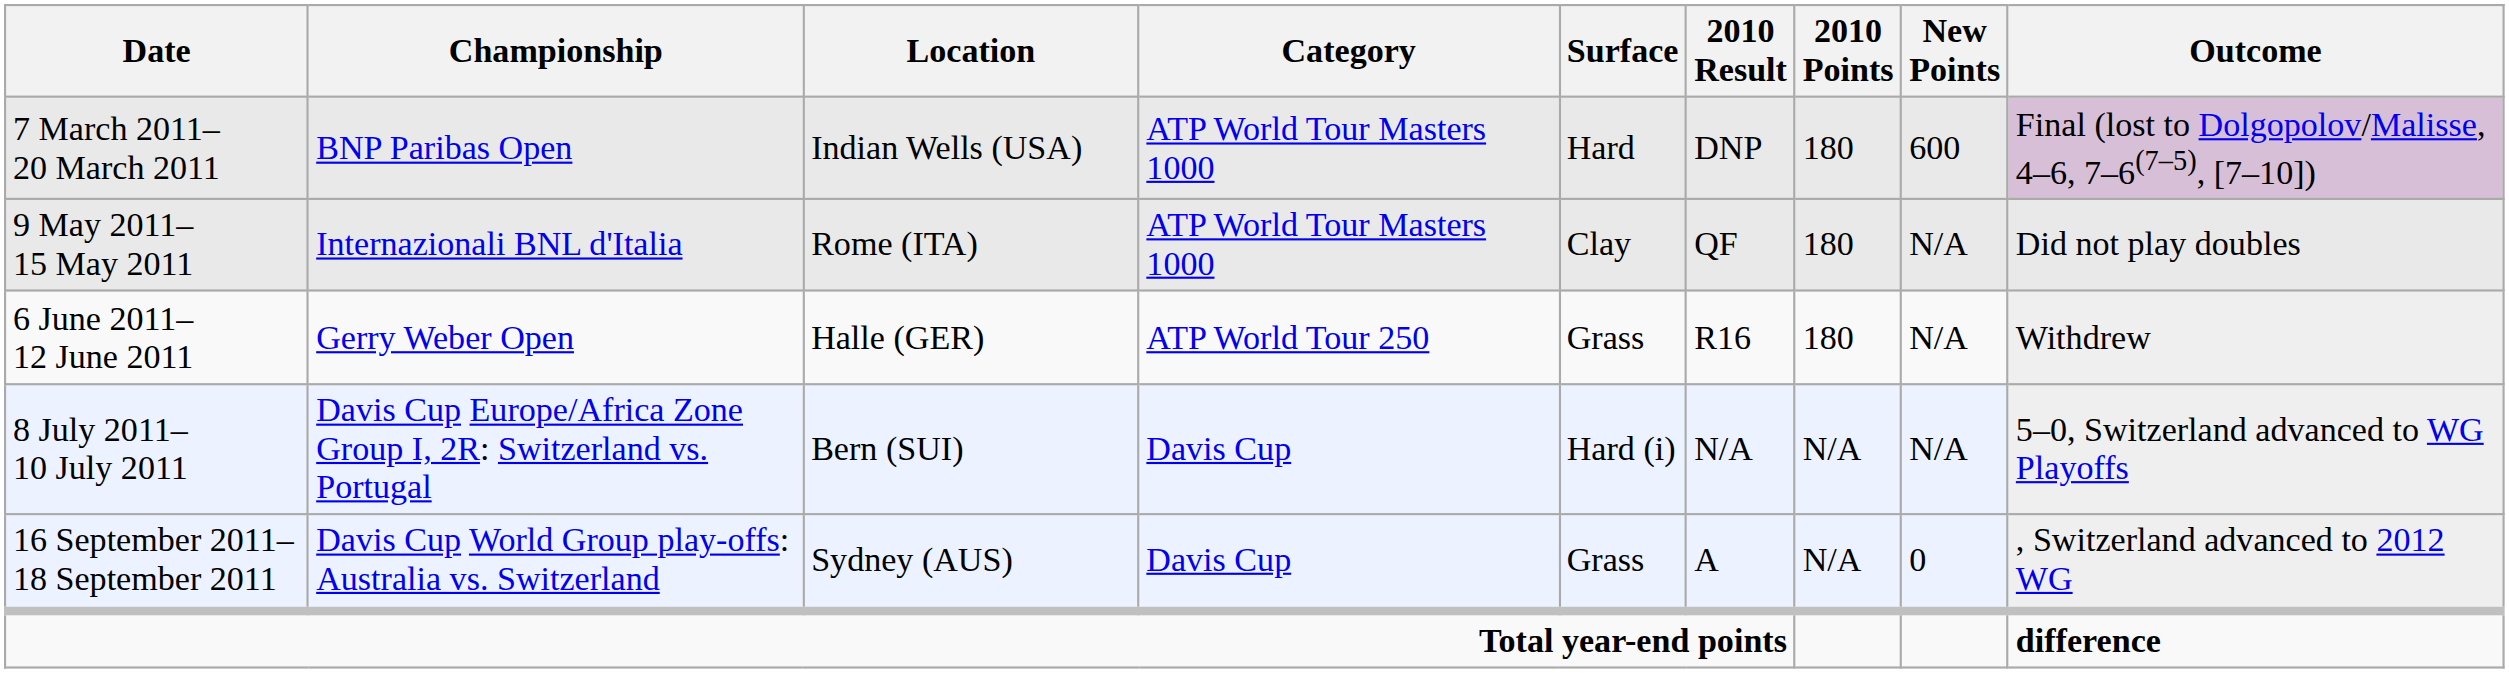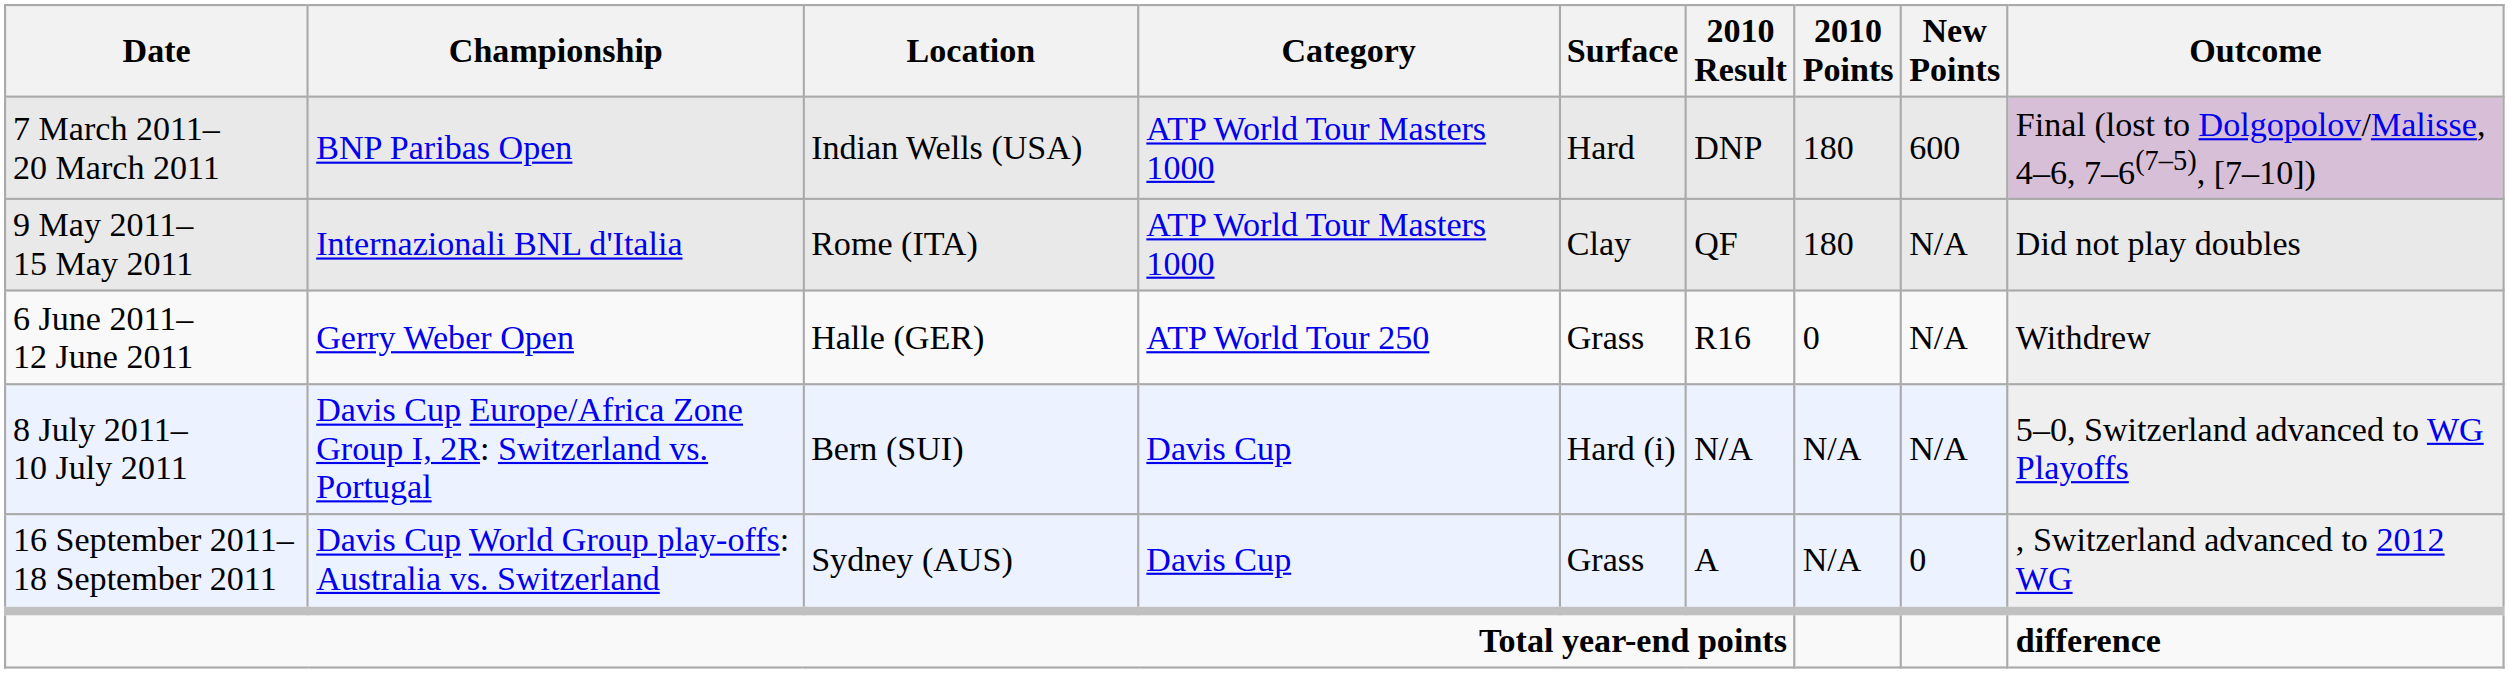(1828, 337) 180 -> (1811, 337) 0
